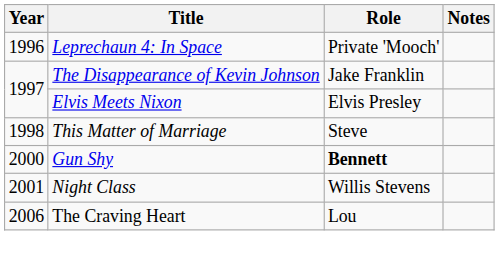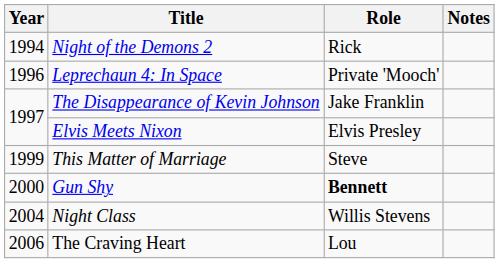+ row: (132, 46)
(26, 131) 1998 -> (26, 159) 1999
(26, 187) 2001 -> (26, 215) 2004
